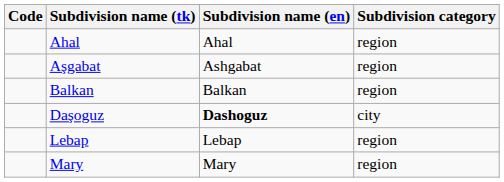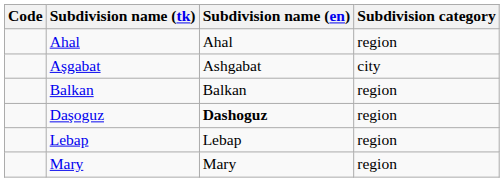(377, 66) region -> (369, 66) city
(369, 115) city -> (377, 115) region
